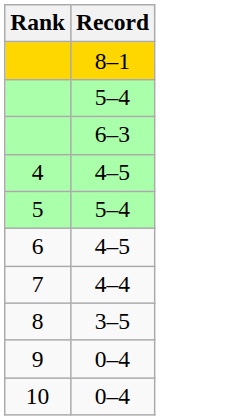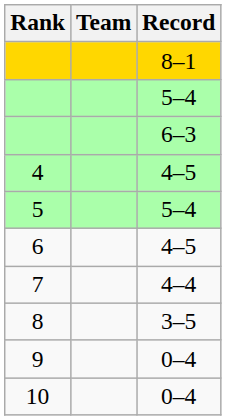+ column: (104, 23)
